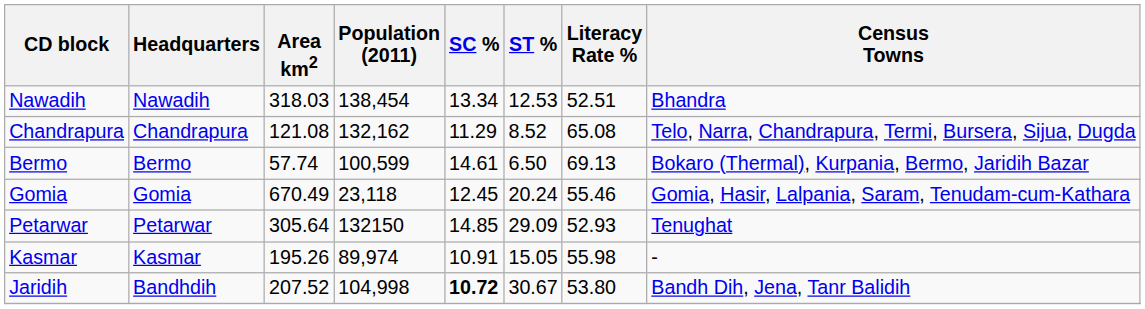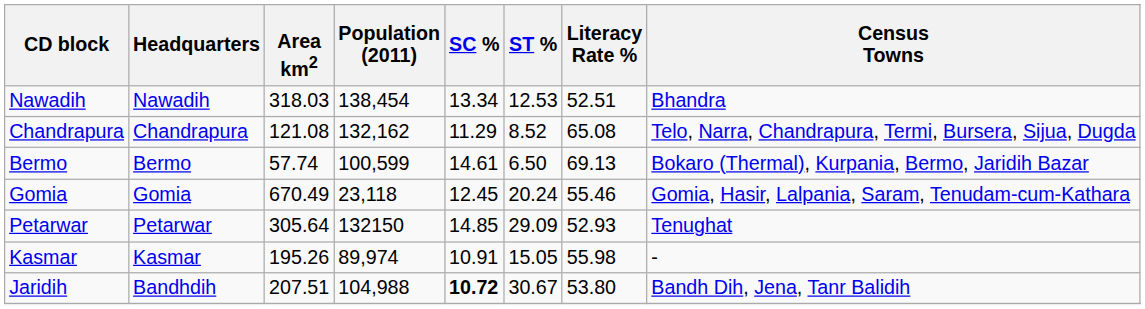(299, 288) 207.52 -> (299, 288) 207.51
(374, 288) 104,998 -> (374, 288) 104,988
